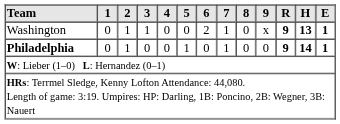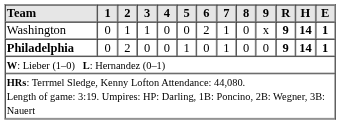(305, 30) 13 -> (305, 30) 14
(127, 47) 1 -> (127, 47) 2
